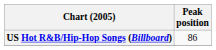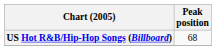(193, 38) 86 -> (193, 38) 68
